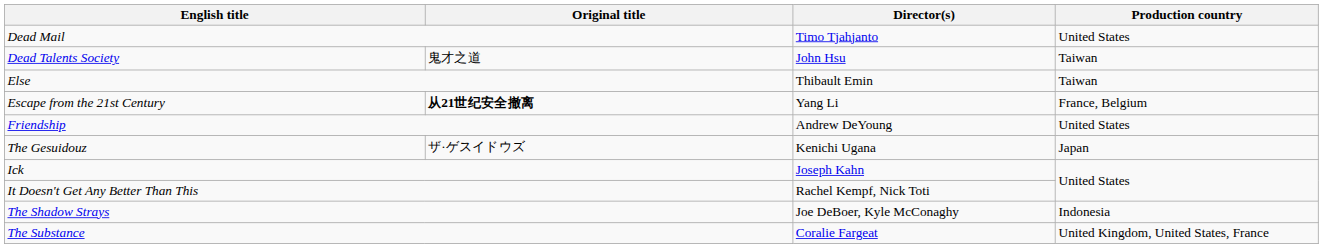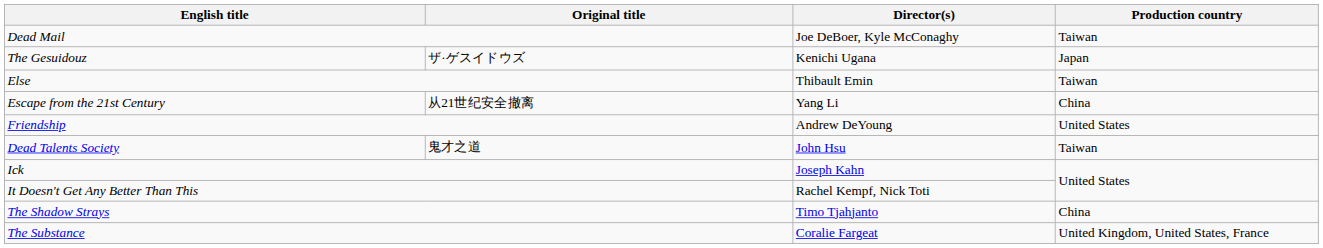(837, 36) Timo Tjahjanto -> (877, 36) Joe DeBoer, Kyle McConaghy
(1094, 36) United States -> (1078, 36) Taiwan
rows swapped: (63, 58) <-> (47, 147)
(481, 102) bold -> (481, 102) normal
(1103, 103) France, Belgium -> (1074, 103) China
(877, 212) Joe DeBoer, Kyle McConaghy -> (837, 212) Timo Tjahjanto
(1084, 212) Indonesia -> (1074, 212) China
